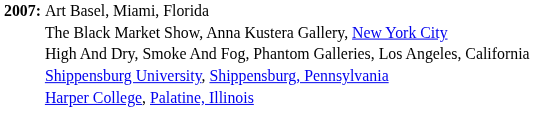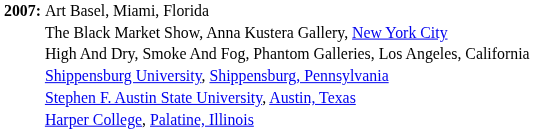+ row: (200, 98)
